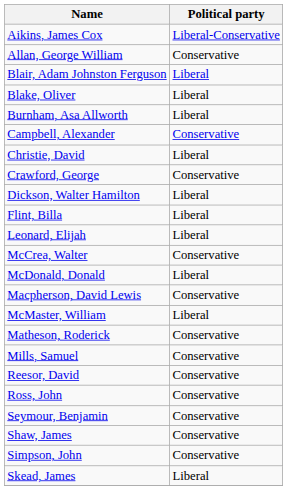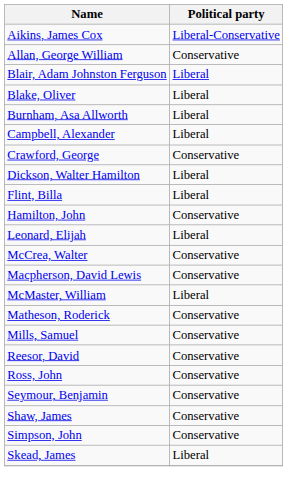(206, 134) Conservative -> (191, 134) Liberal
- row: (46, 154)
+ row: (46, 214)
- row: (56, 275)
